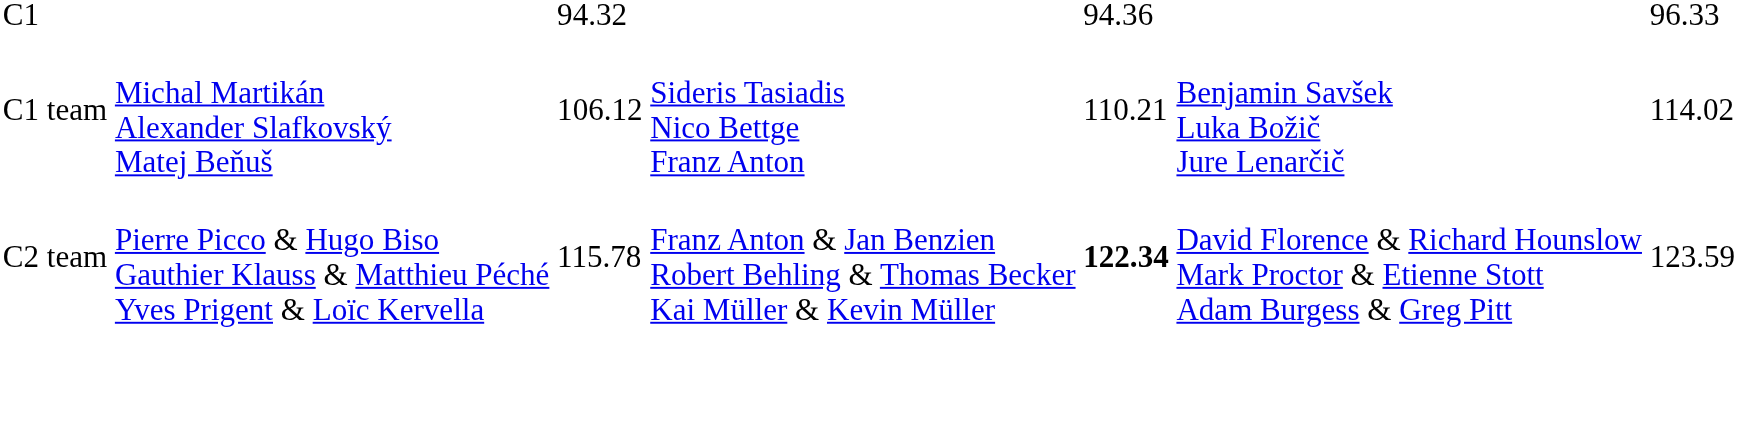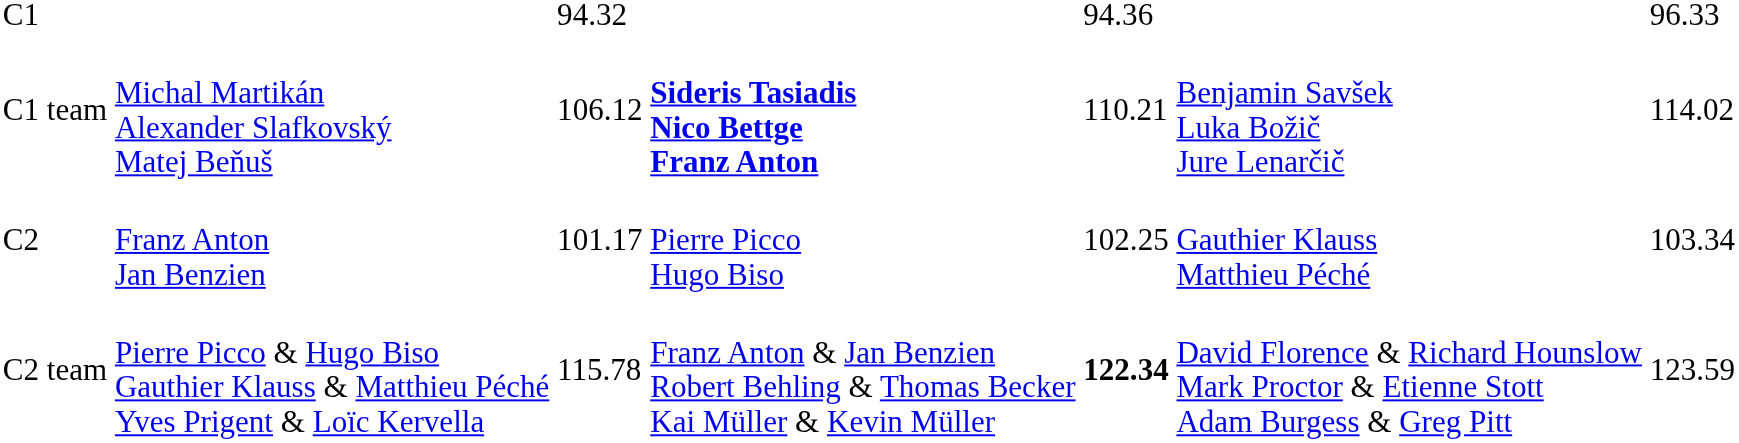(748, 127) normal -> (753, 127) bold
+ row: (21, 239)
